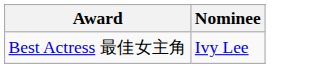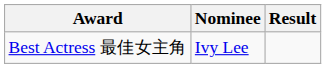+ column: (293, 18)
